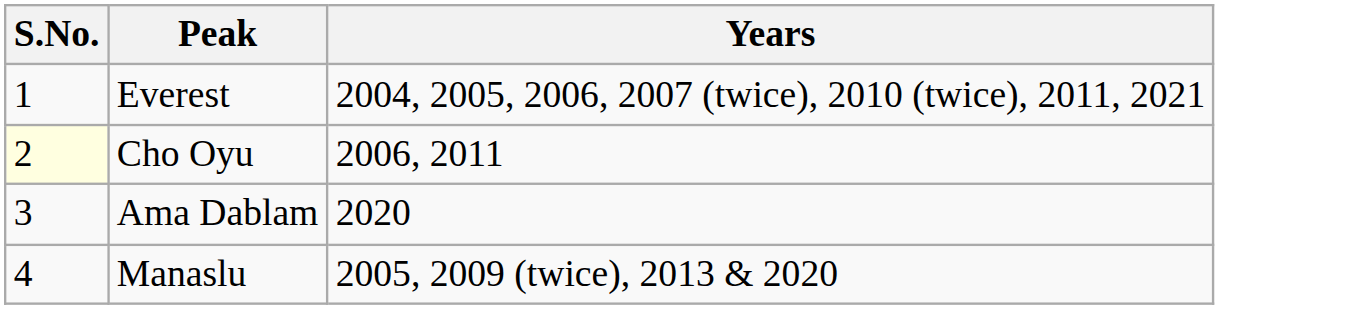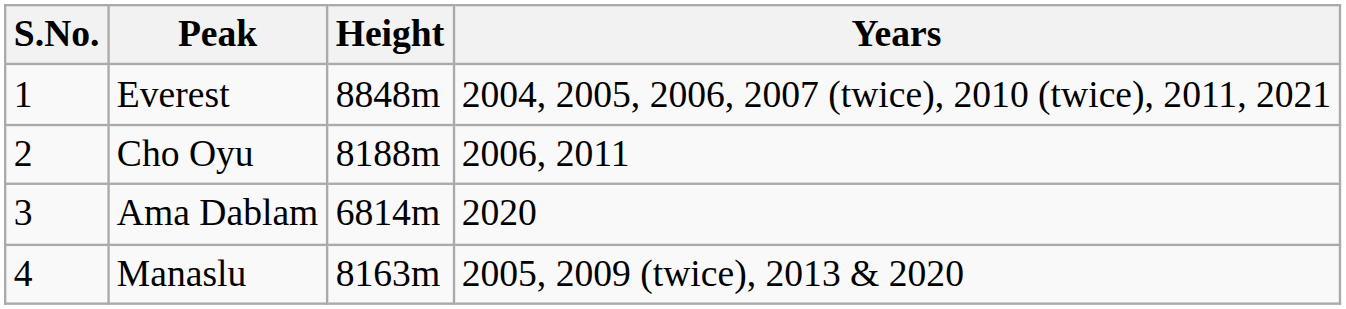+ column: (390, 34)
(23, 153) lightyellow background -> (23, 153) no background
